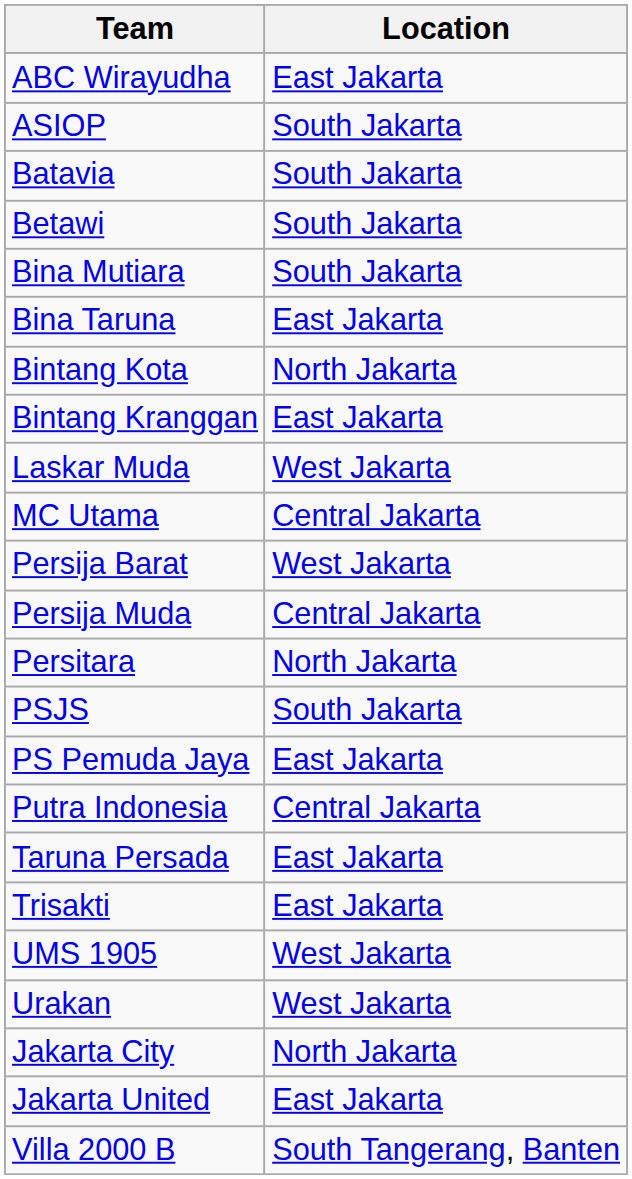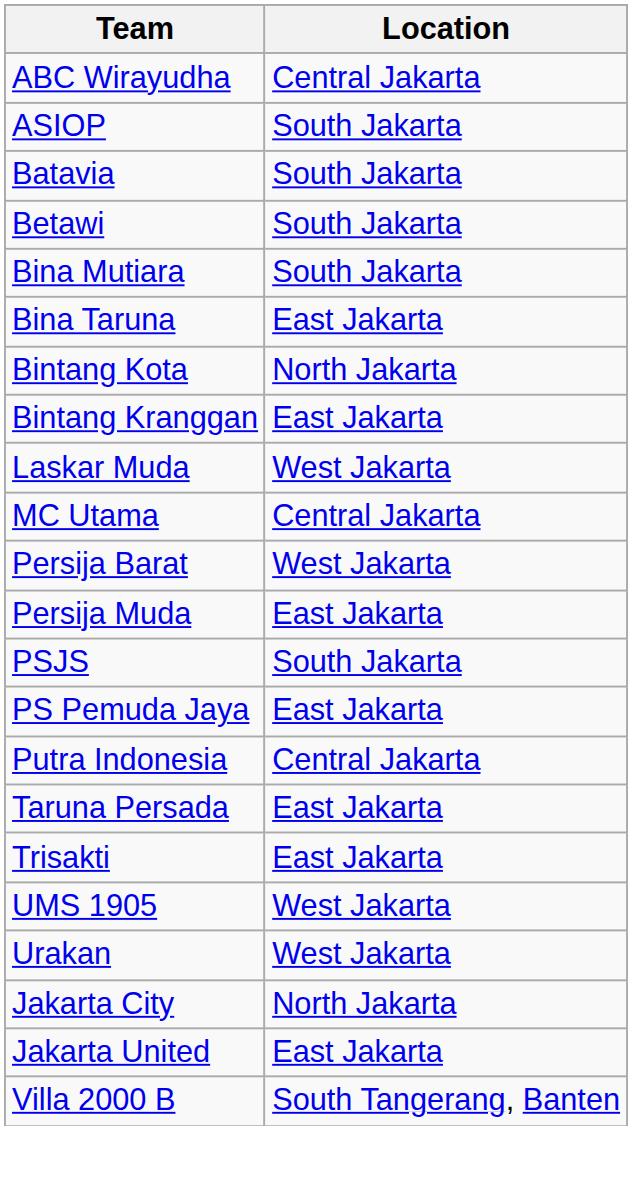(358, 77) East Jakarta -> (376, 77) Central Jakarta
(376, 613) Central Jakarta -> (358, 613) East Jakarta
- row: (74, 662)
